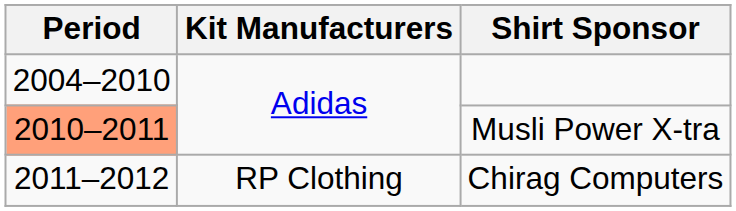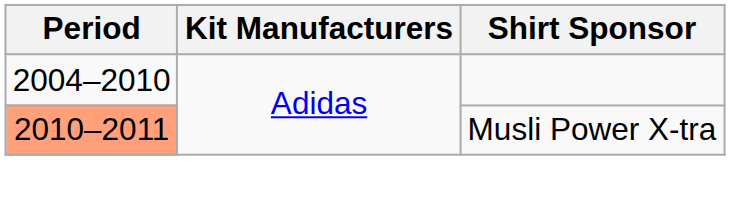- row: (595, 179)
